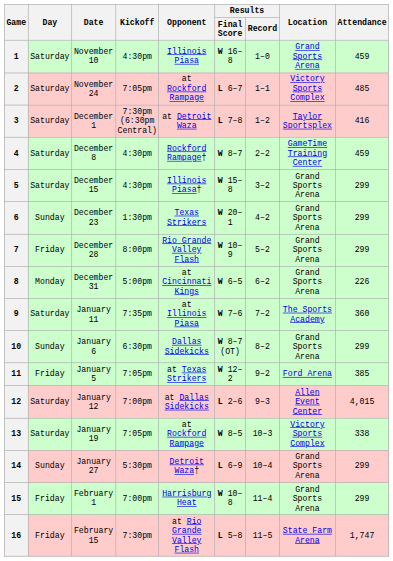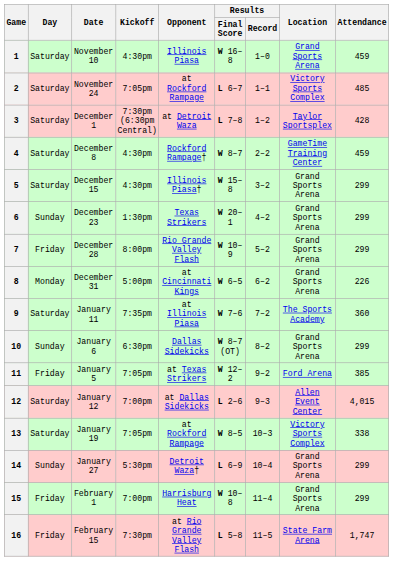(362, 121) 416 -> (362, 121) 428
